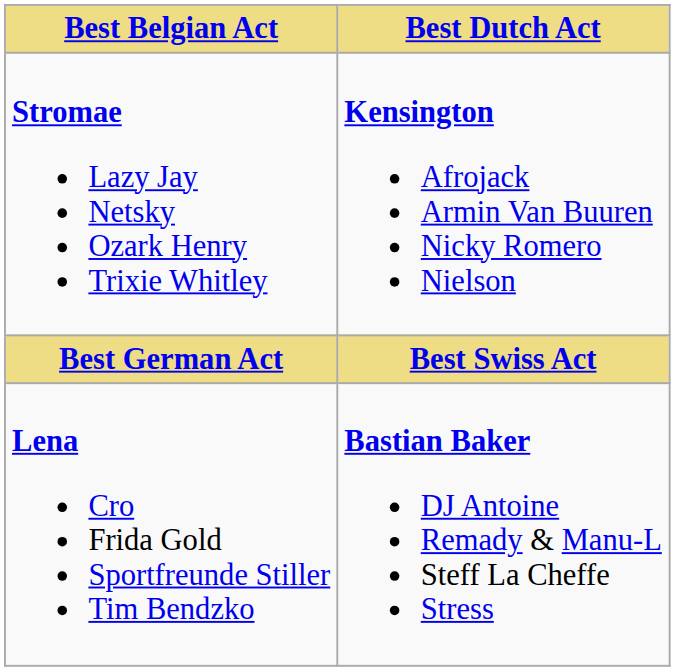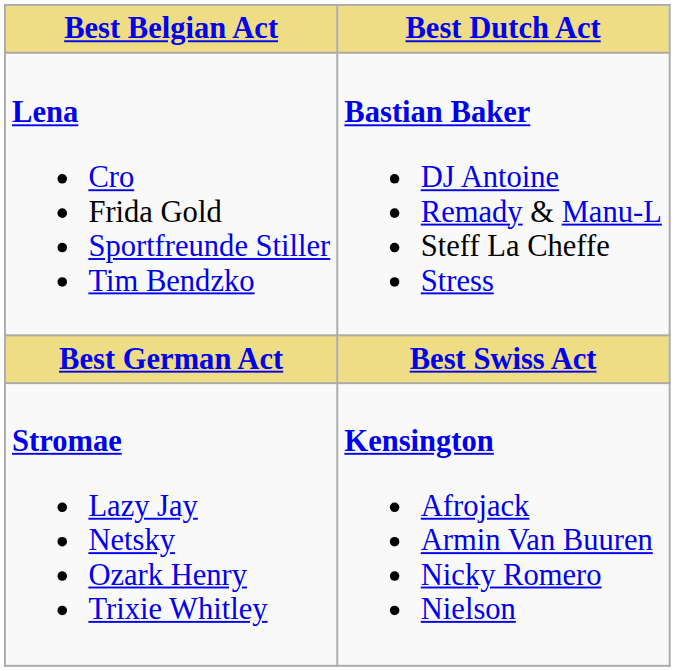rows swapped: (171, 196) <-> (171, 526)
